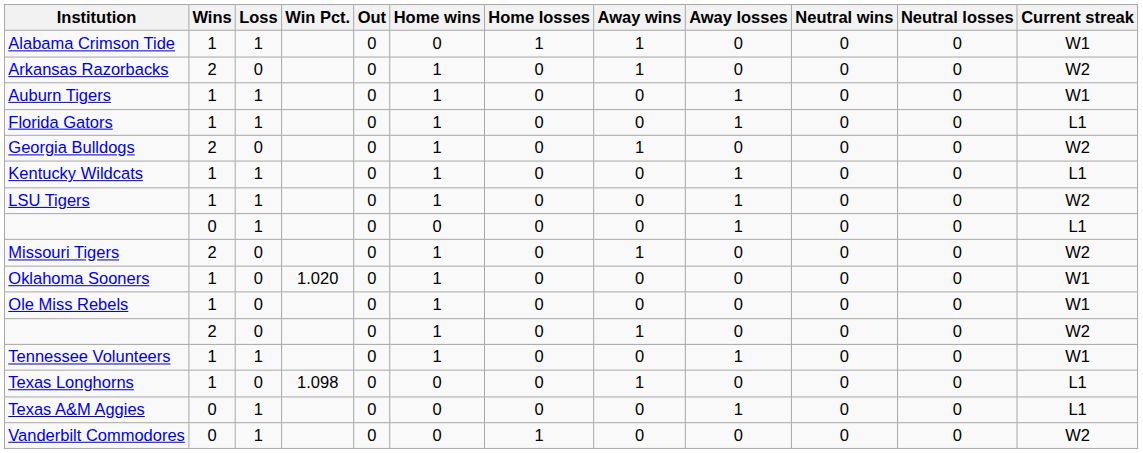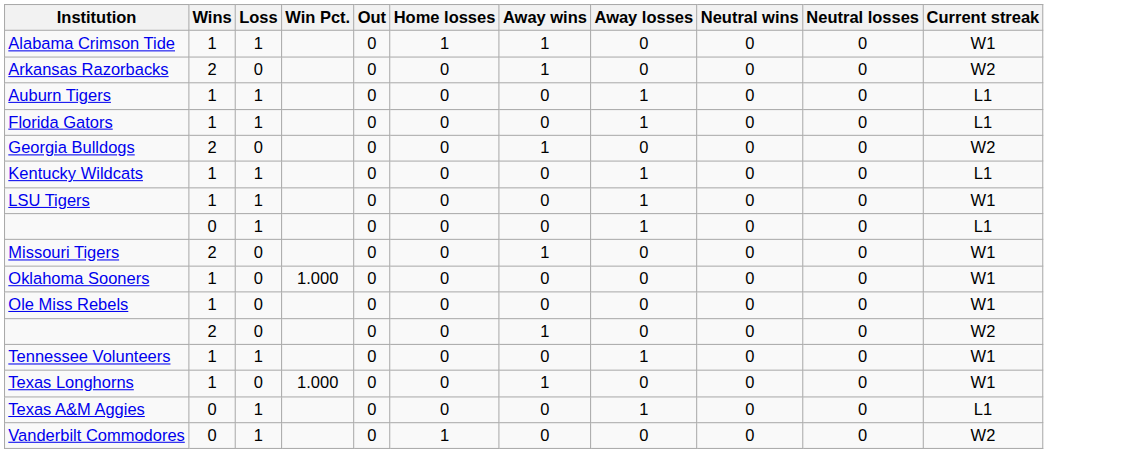- column: (437, 17)
(1078, 95) W1 -> (983, 95) L1
(1078, 200) W2 -> (983, 200) W1
(1078, 252) W2 -> (983, 252) W1
(318, 278) 1.020 -> (318, 278) 1.000
(318, 383) 1.098 -> (318, 383) 1.000
(1078, 383) L1 -> (983, 383) W1
